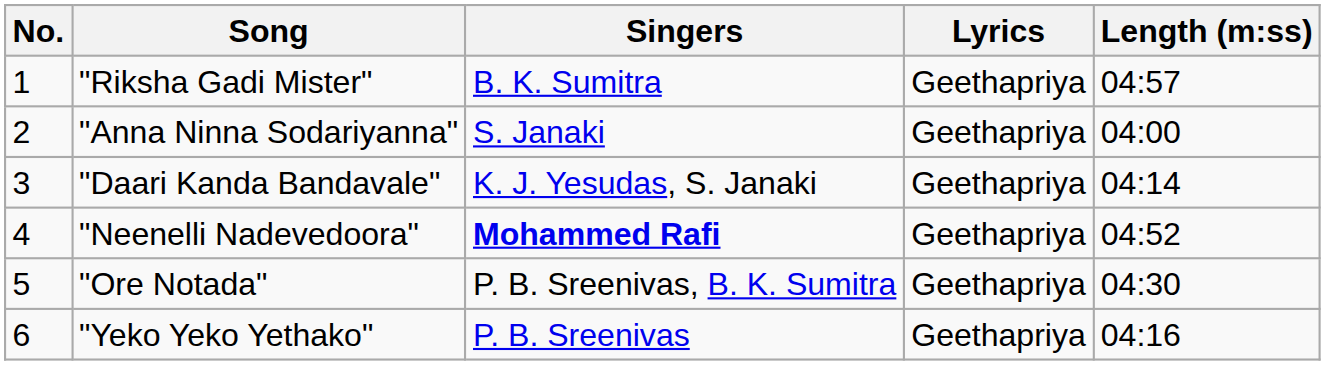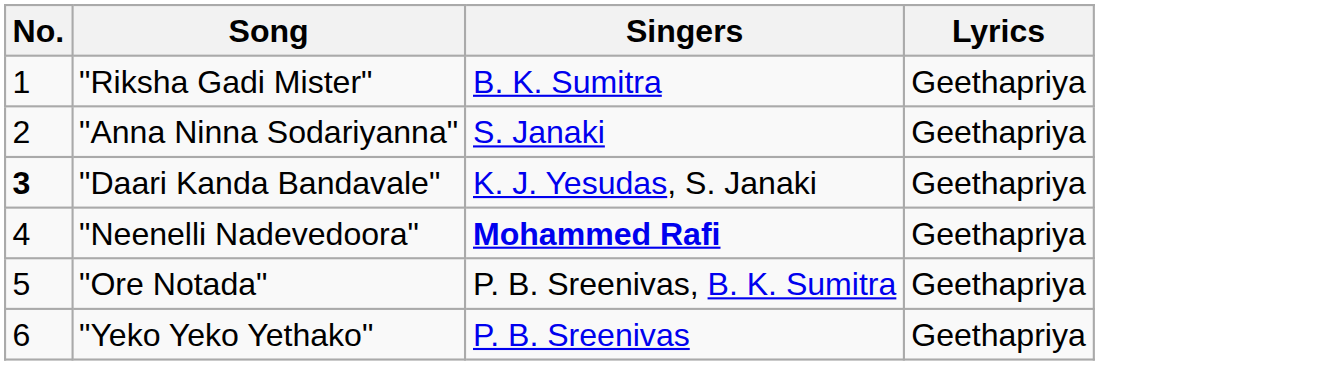- column: (1207, 31)
(21, 183) normal -> (21, 183) bold
